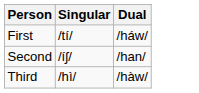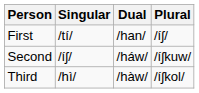+ column: (173, 14)
(132, 35) /háw/ -> (131, 35) /han/
(131, 56) /han/ -> (132, 56) /háw/
